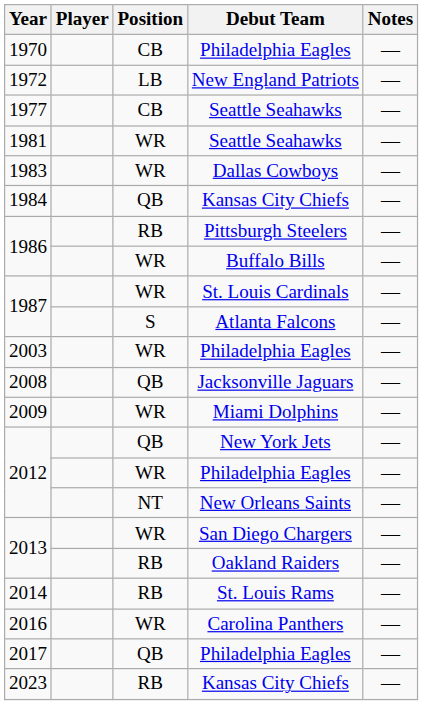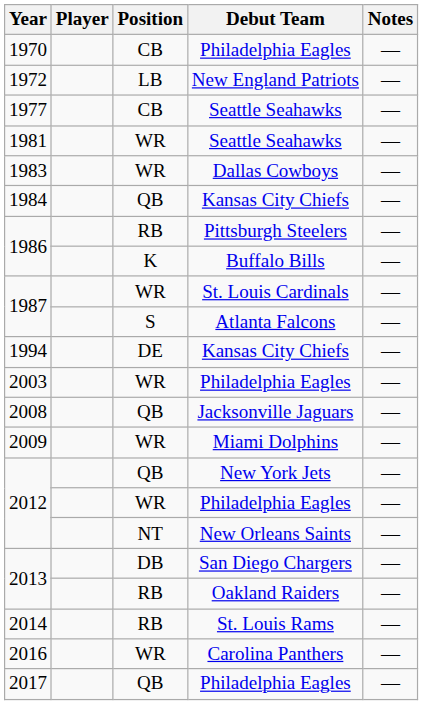(150, 261) WR -> (150, 261) K
+ row: (28, 351)
(150, 532) WR -> (150, 563) DB
- row: (28, 683)
